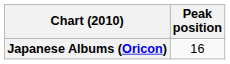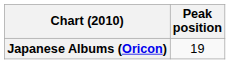(197, 48) 16 -> (197, 48) 19
